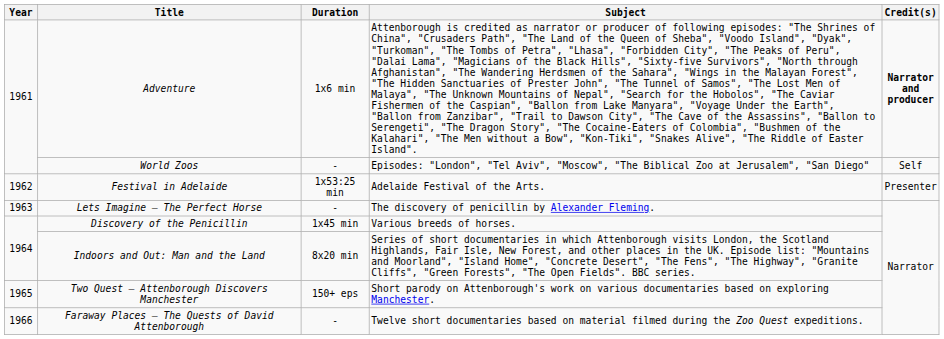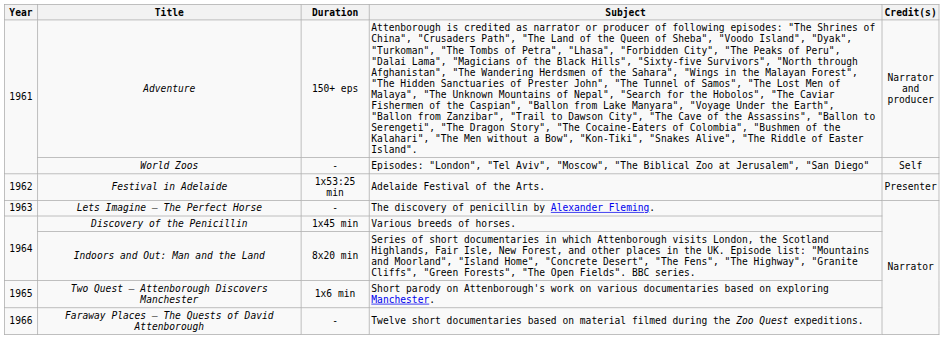(335, 89) 1x6 min -> (335, 89) 150+ eps
(911, 89) bold -> (911, 89) normal
(335, 294) 150+ eps -> (335, 294) 1x6 min
